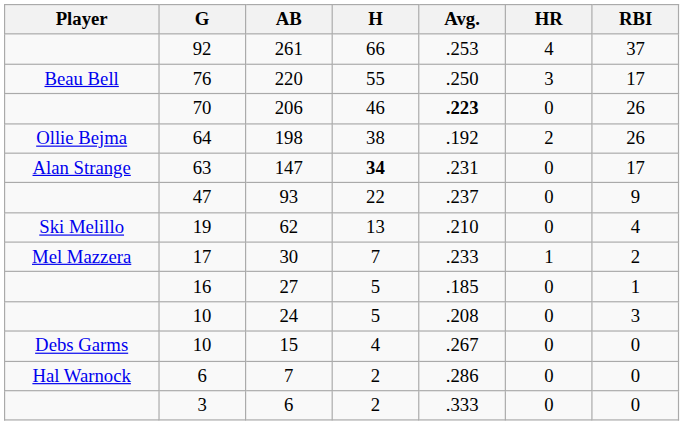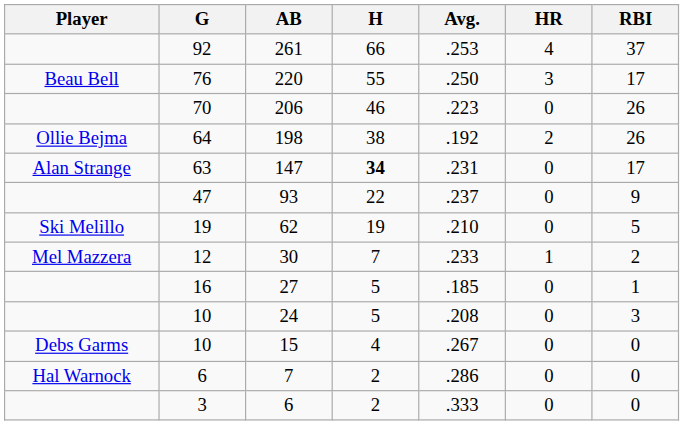(462, 108) bold -> (462, 108) normal
(375, 227) 13 -> (375, 227) 19
(636, 227) 4 -> (636, 227) 5
(202, 256) 17 -> (202, 256) 12
